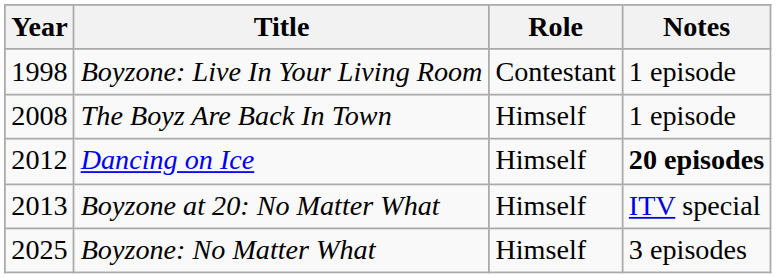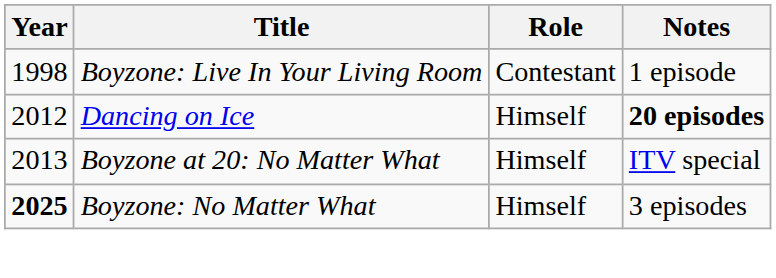- row: (236, 116)
(40, 250) normal -> (40, 205) bold
